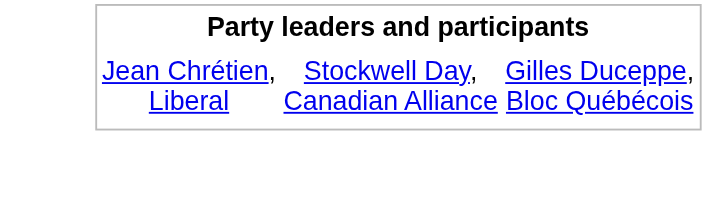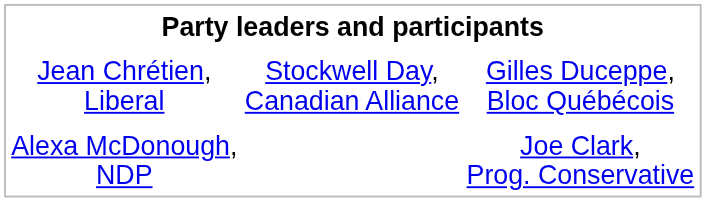+ row: (124, 160)
